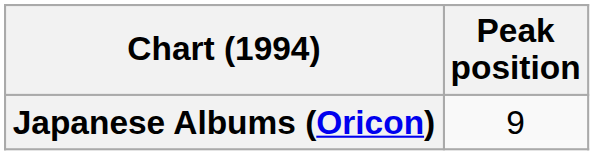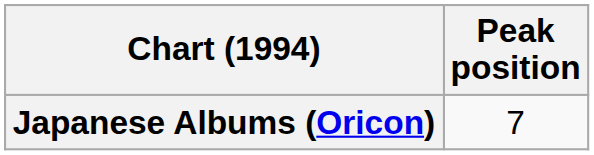(516, 121) 9 -> (516, 121) 7
